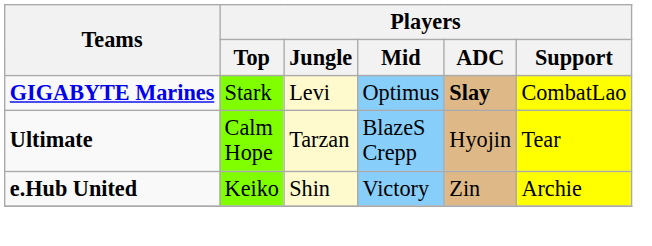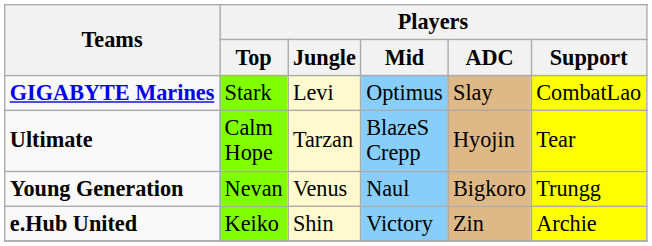(470, 92) bold -> (473, 92) normal
+ row: (97, 188)
